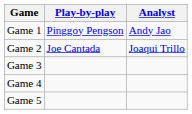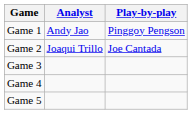columns swapped: (85, 13) <-> (157, 13)
